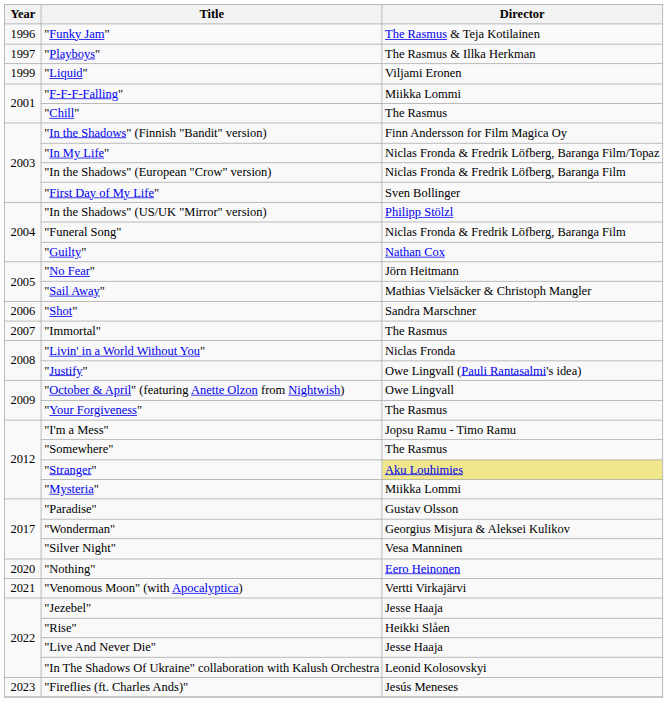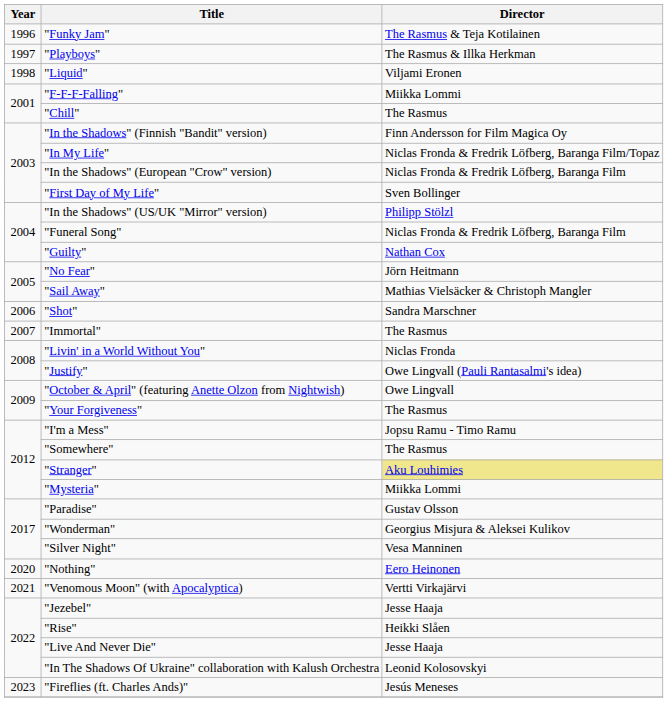(23, 73) 1999 -> (23, 73) 1998
